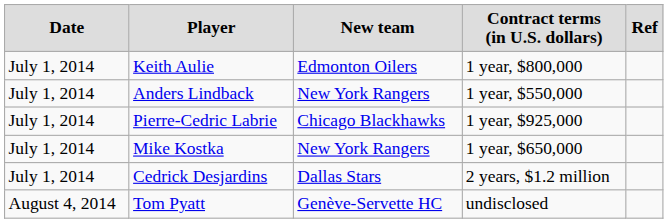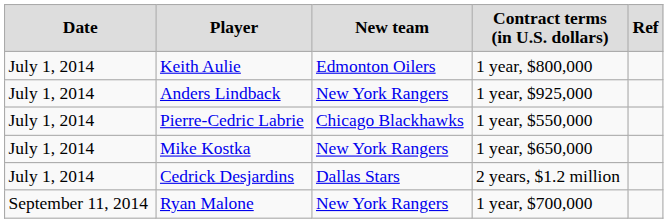(524, 93) 1 year, $550,000 -> (534, 93) 1 year, $925,000
(524, 120) 1 year, $925,000 -> (534, 120) 1 year, $550,000
- row: (169, 203)
+ row: (207, 203)
